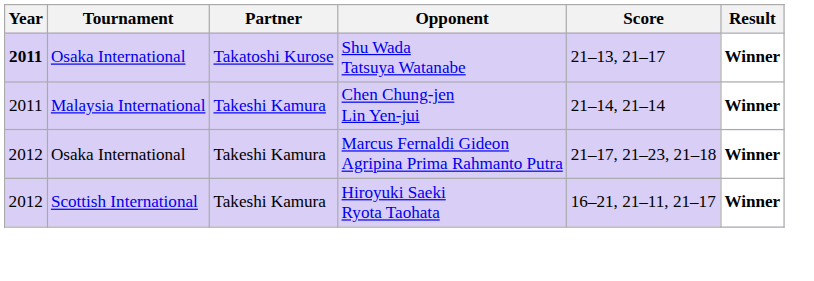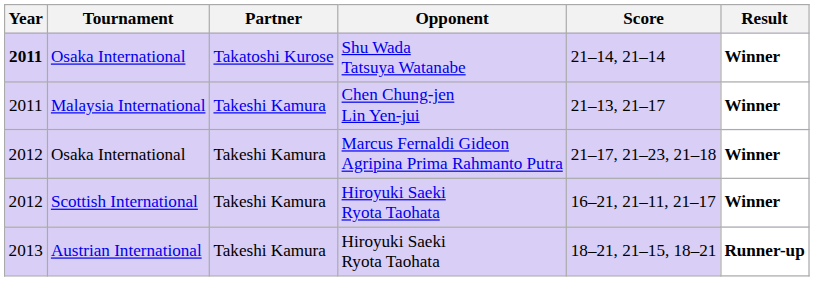(618, 57) 21–13, 21–17 -> (618, 57) 21–14, 21–14
(618, 105) 21–14, 21–14 -> (618, 105) 21–13, 21–17
+ row: (126, 251)
